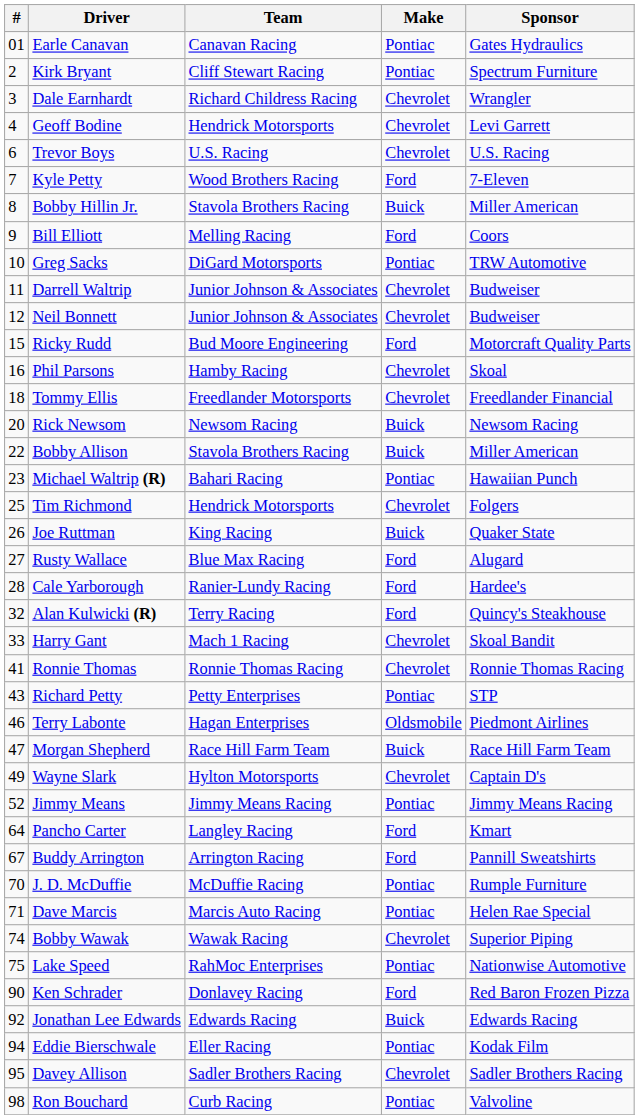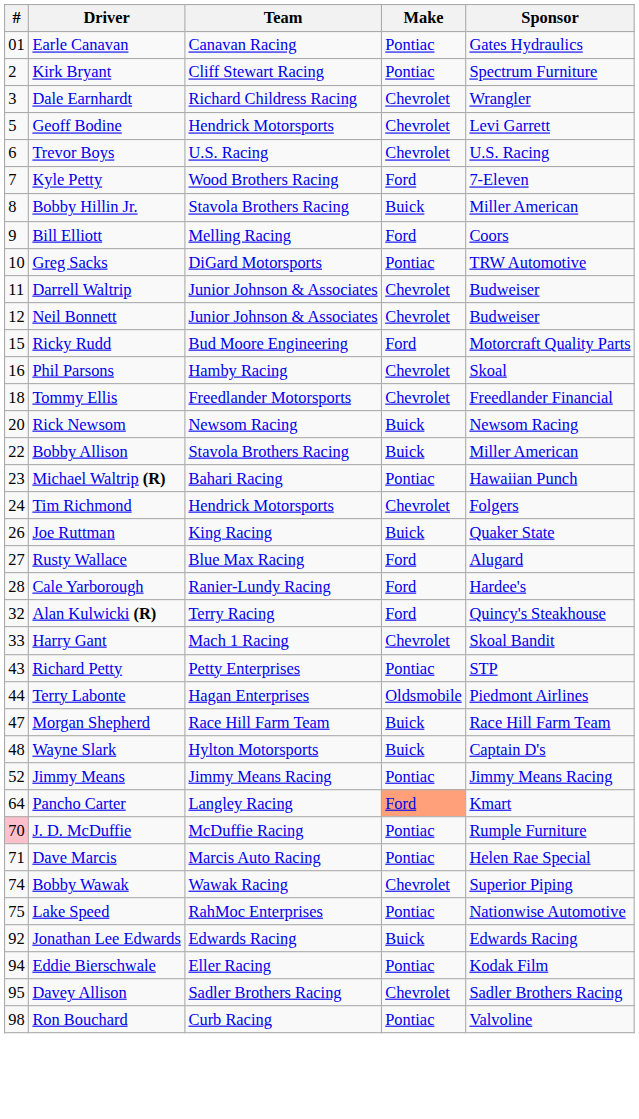(12, 126) 4 -> (12, 126) 5
(17, 505) 25 -> (17, 505) 24
- row: (84, 667)
(17, 721) 46 -> (17, 694) 44
(17, 776) 49 -> (17, 749) 48
(418, 776) Chevrolet -> (405, 749) Buick
(401, 830) no background -> (401, 803) lightsalmon background
- row: (88, 857)
(17, 884) no background -> (17, 830) pink background
- row: (77, 992)
